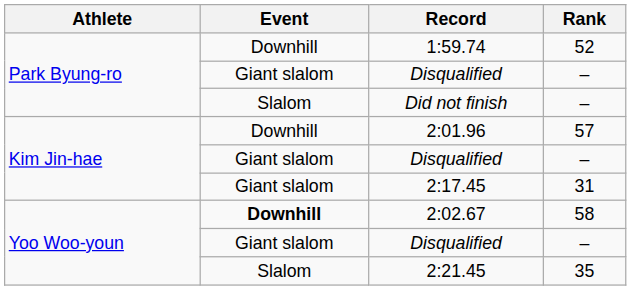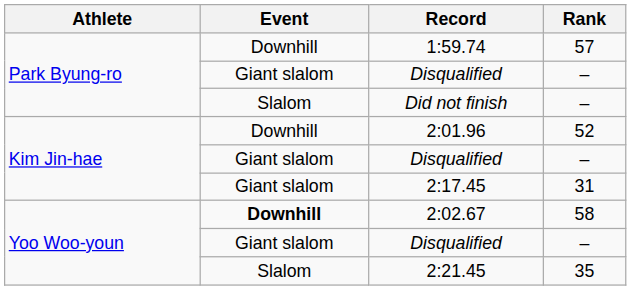(584, 47) 52 -> (584, 47) 57
(584, 131) 57 -> (584, 131) 52
